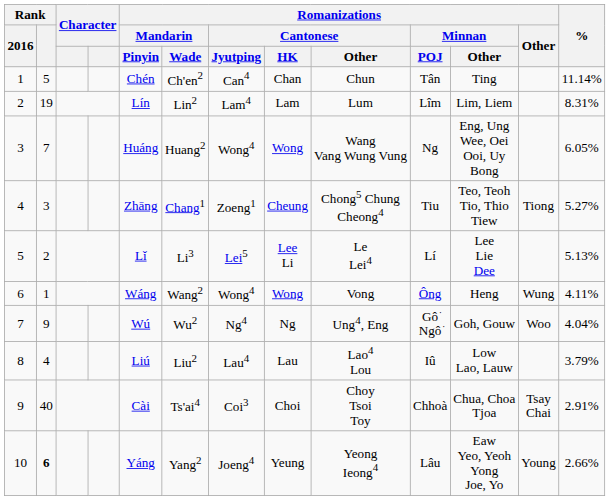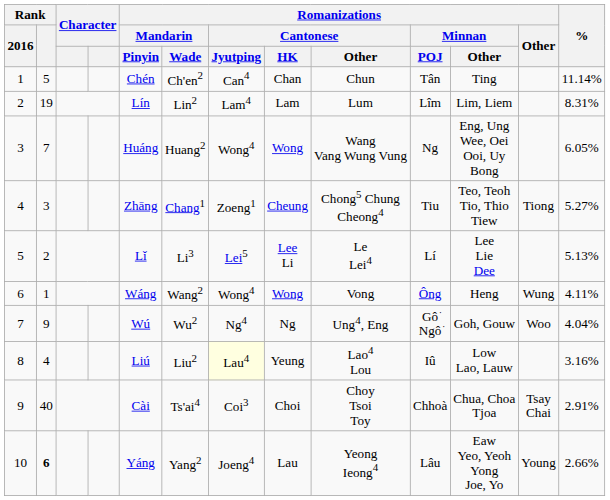(236, 360) no background -> (236, 360) lightyellow background
(288, 360) Lau -> (288, 360) Yeung
(582, 360) 3.79% -> (582, 360) 3.16%
(288, 463) Yeung -> (288, 463) Lau
